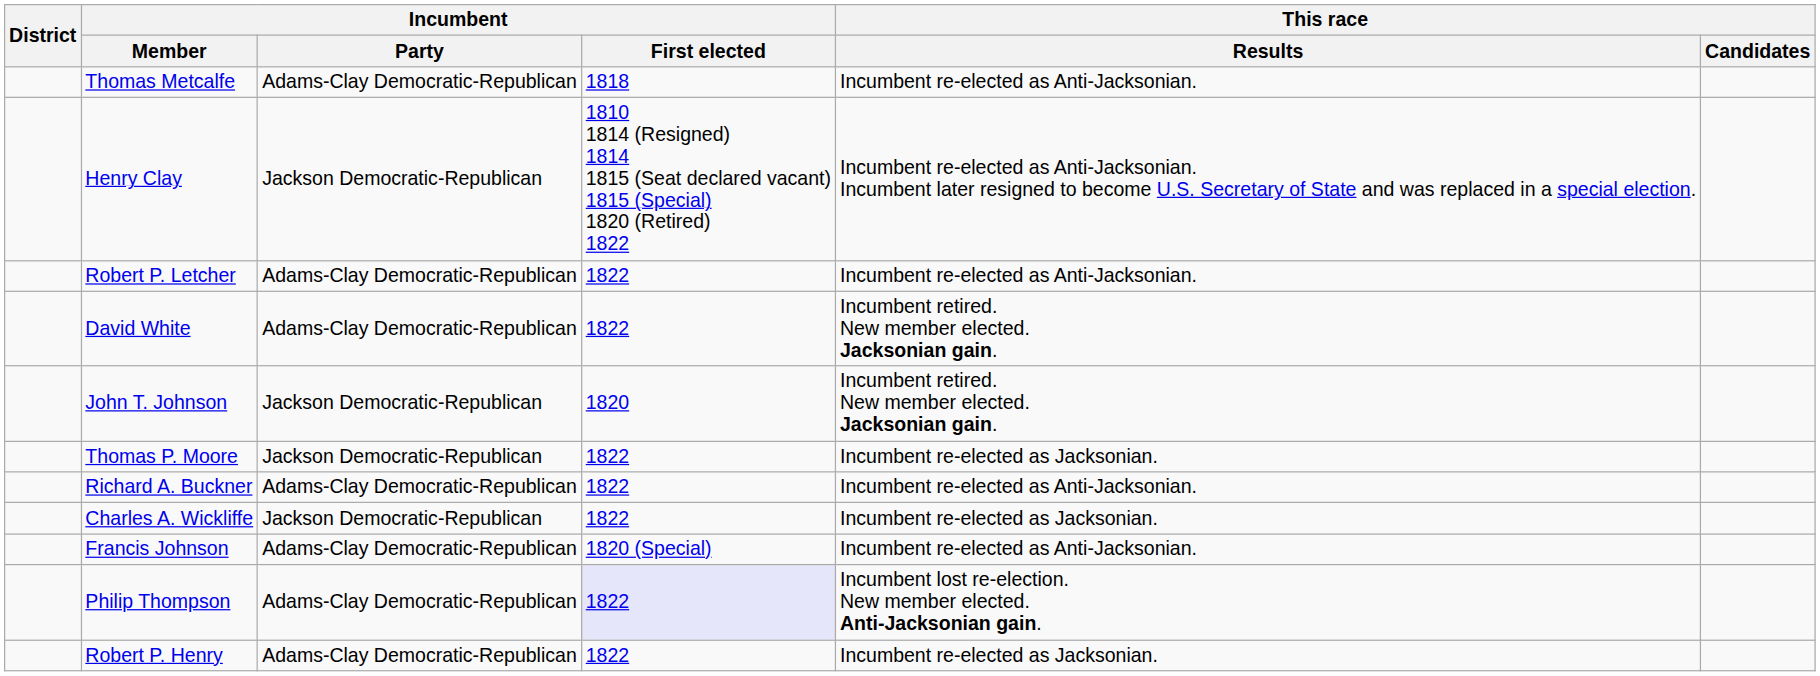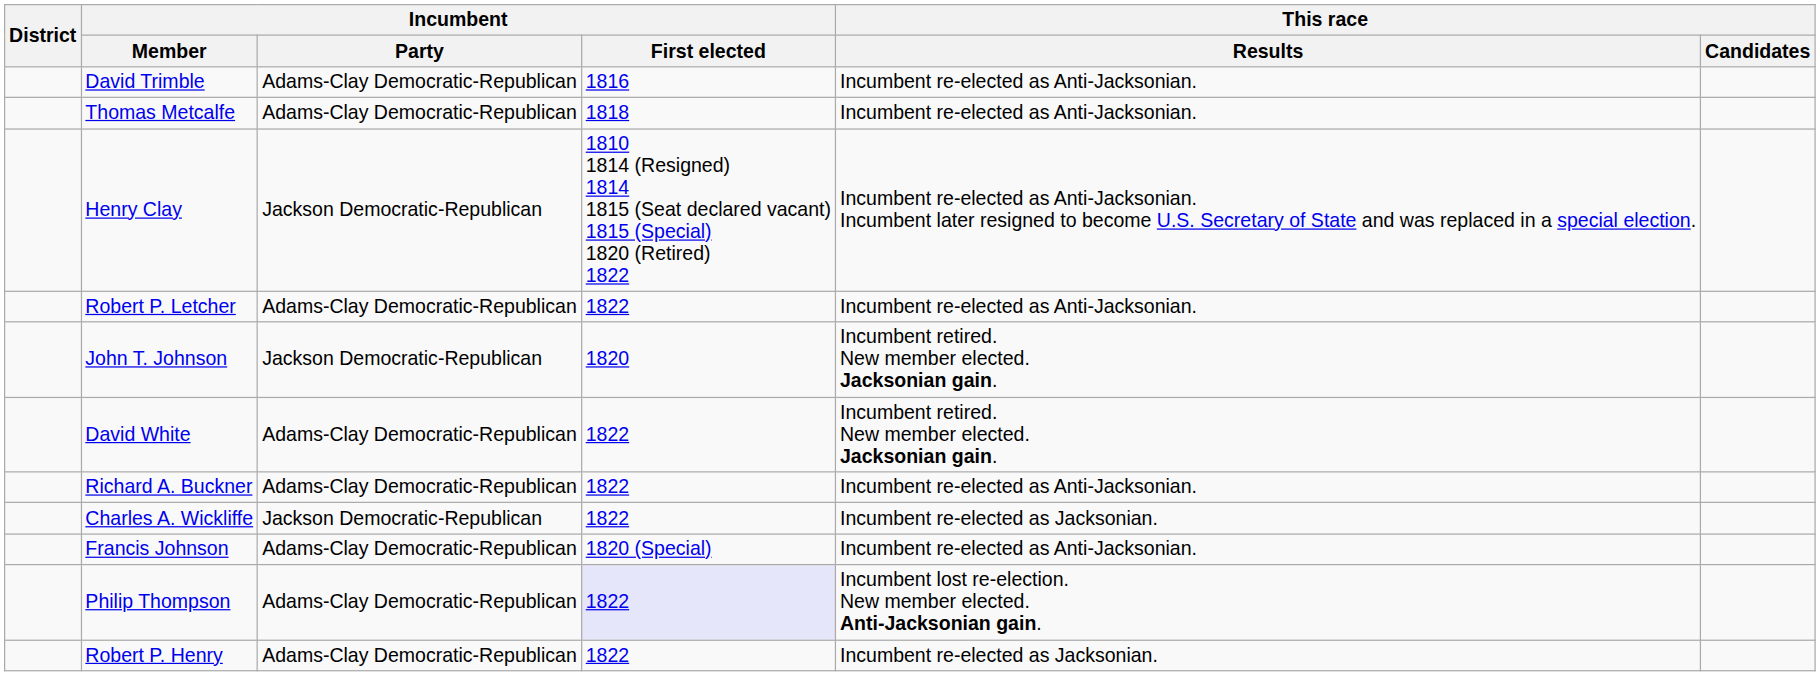+ row: (145, 81)
rows swapped: (156, 403) <-> (138, 328)
- row: (162, 456)
